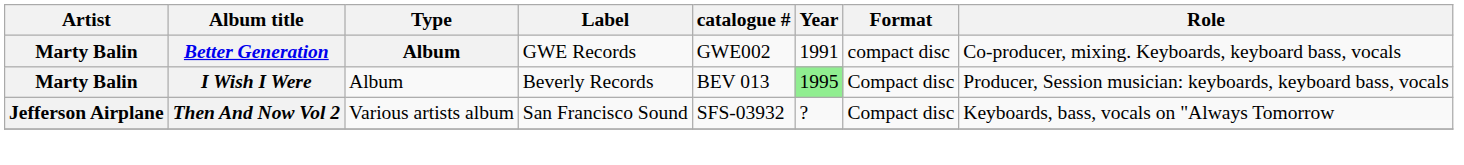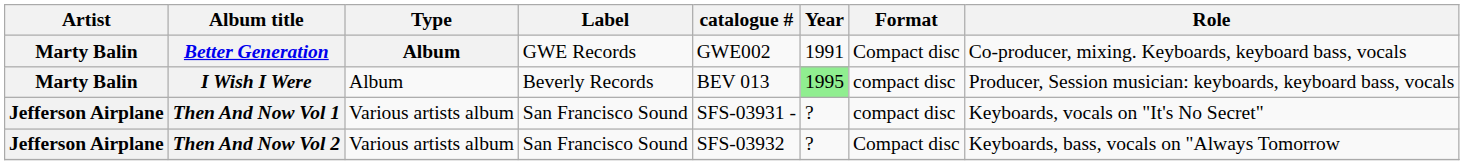(899, 50) compact disc -> (906, 50) Compact disc
(901, 81) Compact disc -> (904, 81) compact disc
+ row: (256, 112)
